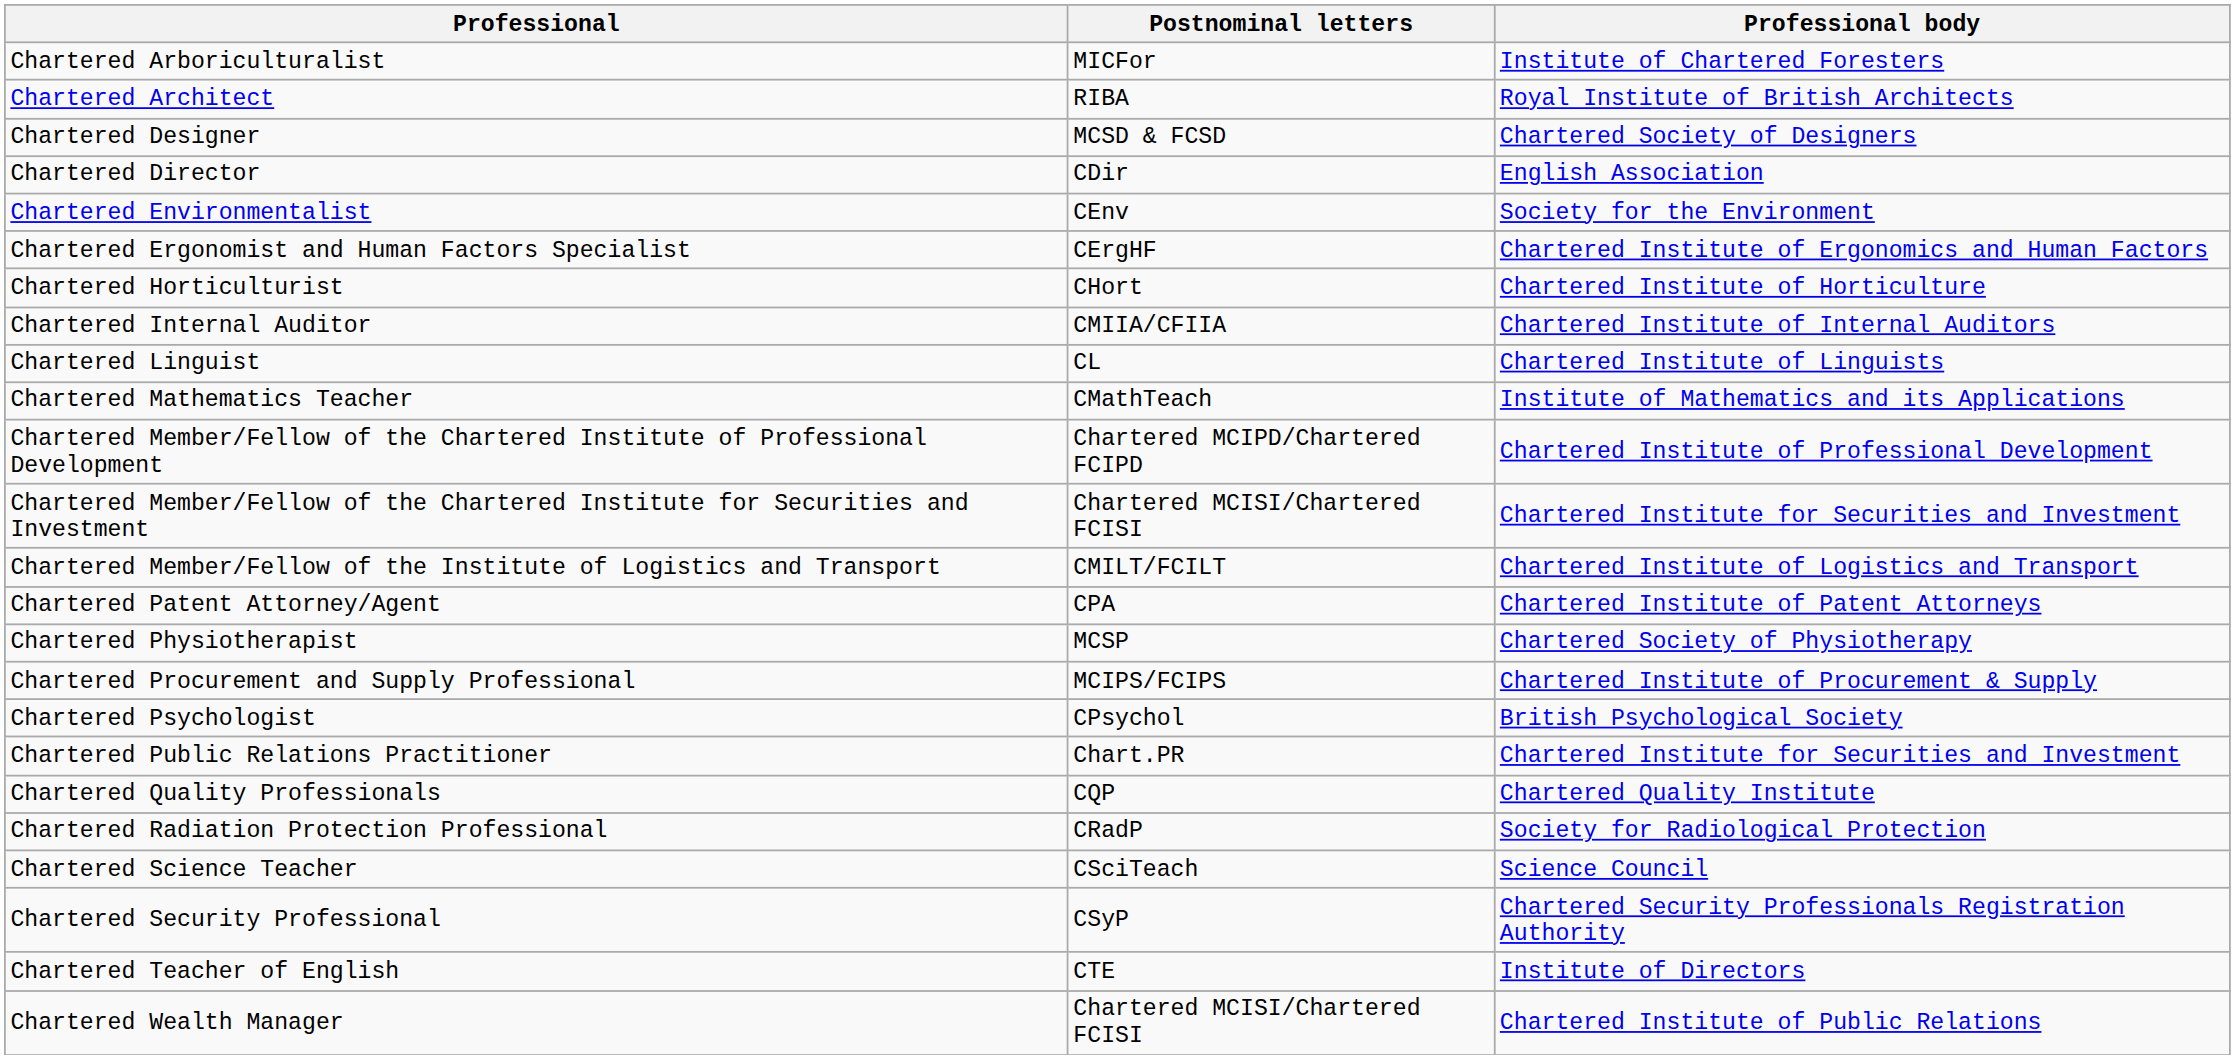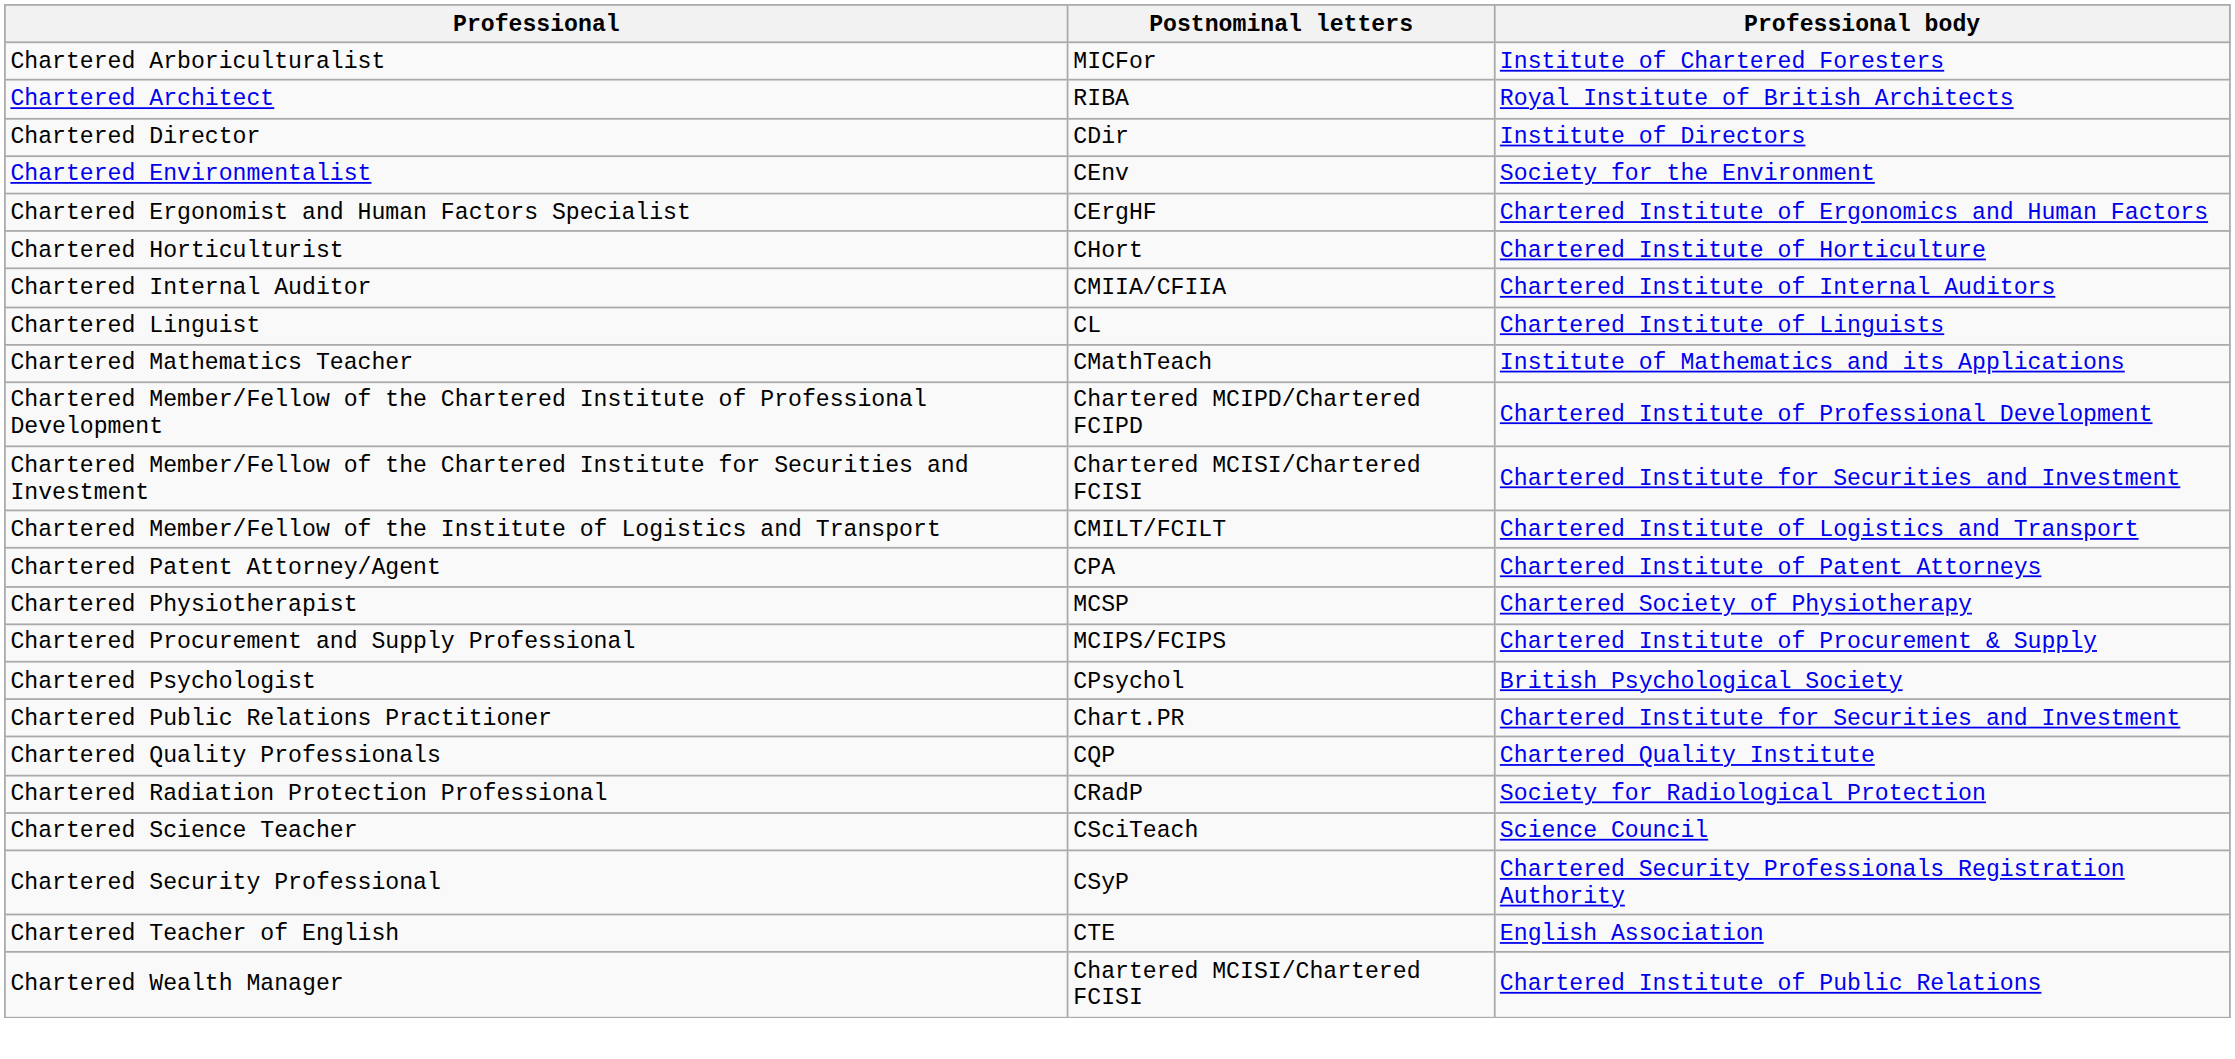- row: (135, 137)
(1632, 175) English Association -> (1653, 137) Institute of Directors
(1653, 971) Institute of Directors -> (1632, 934) English Association
